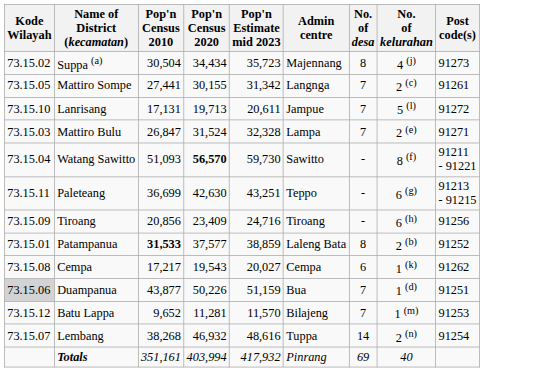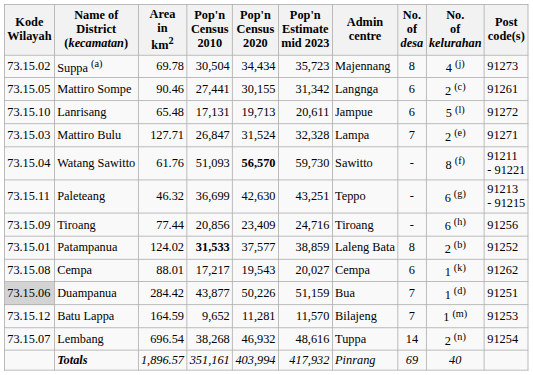+ column: (162, 29)
(363, 86) 7 -> (412, 89) 6
(363, 108) 7 -> (412, 112) 6
